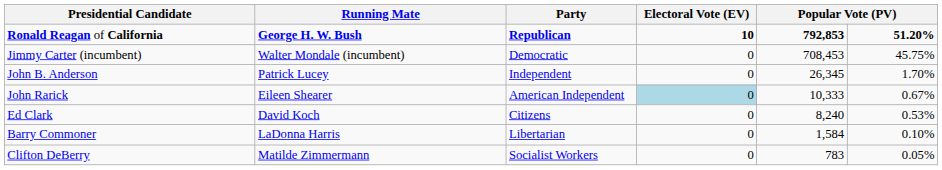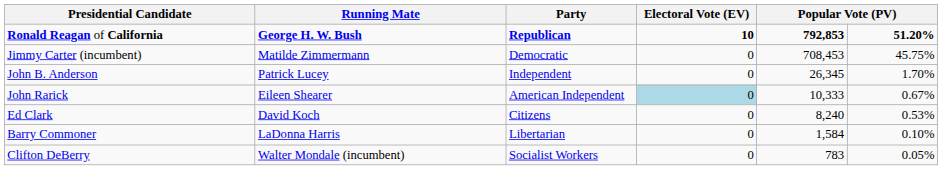(331, 54) Walter Mondale (incumbent) -> (314, 54) Matilde Zimmermann
(314, 154) Matilde Zimmermann -> (331, 154) Walter Mondale (incumbent)
